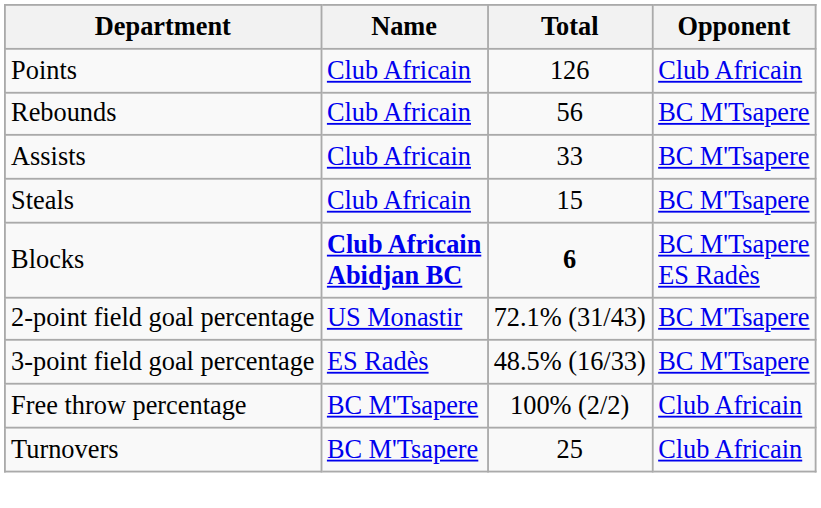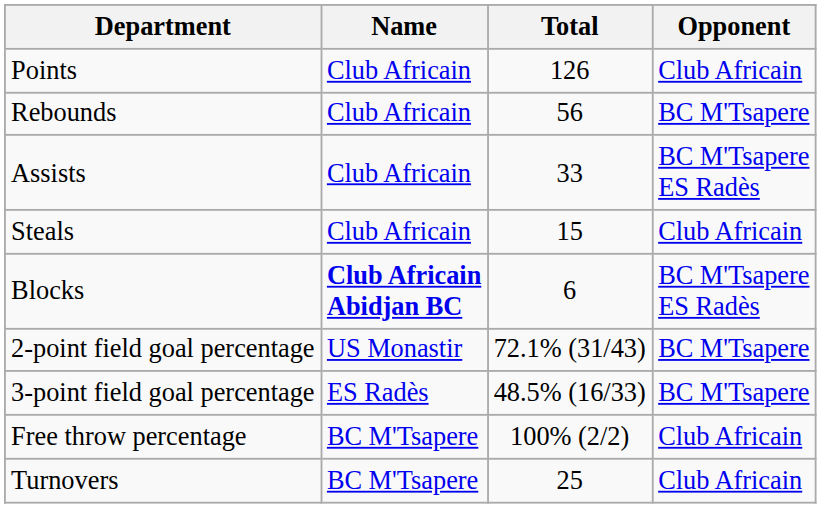(734, 157) BC M'Tsapere -> (734, 172) BC M'Tsapere ES Radès
(734, 200) BC M'Tsapere -> (730, 231) Club Africain
(570, 259) bold -> (570, 290) normal
